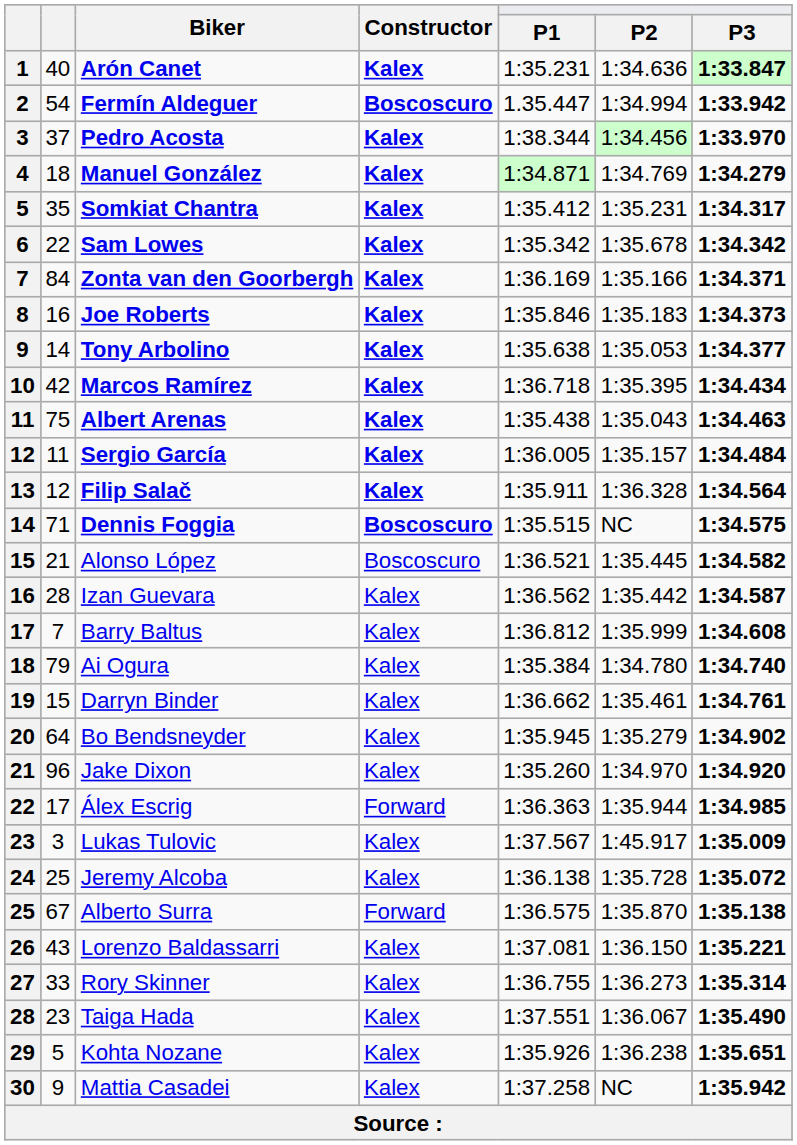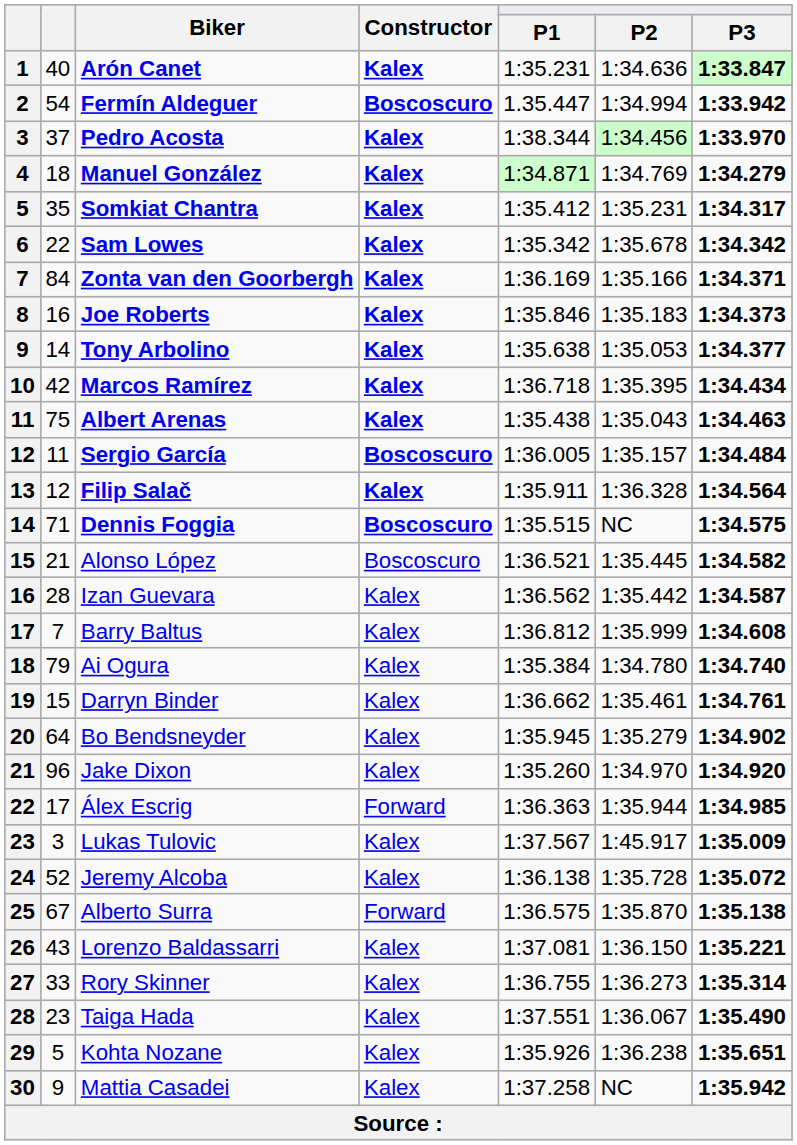(394, 454) Kalex -> (428, 454) Boscoscuro
(58, 876) 25 -> (58, 876) 52
